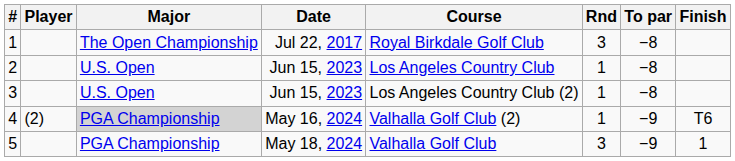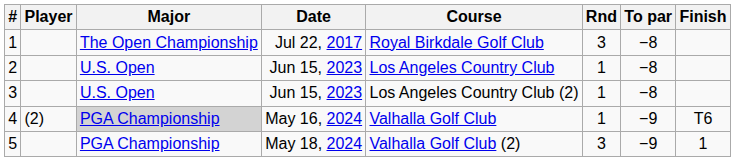(445, 118) Valhalla Golf Club (2) -> (433, 118) Valhalla Golf Club
(433, 144) Valhalla Golf Club -> (445, 144) Valhalla Golf Club (2)
